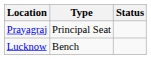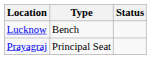rows swapped: (27, 29) <-> (27, 46)
